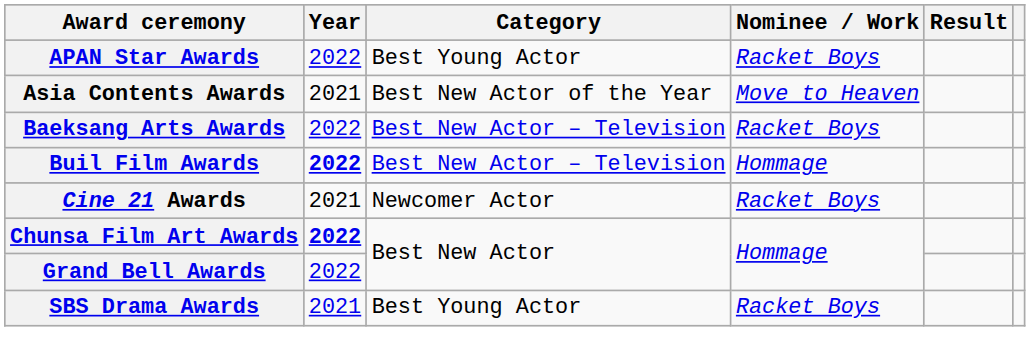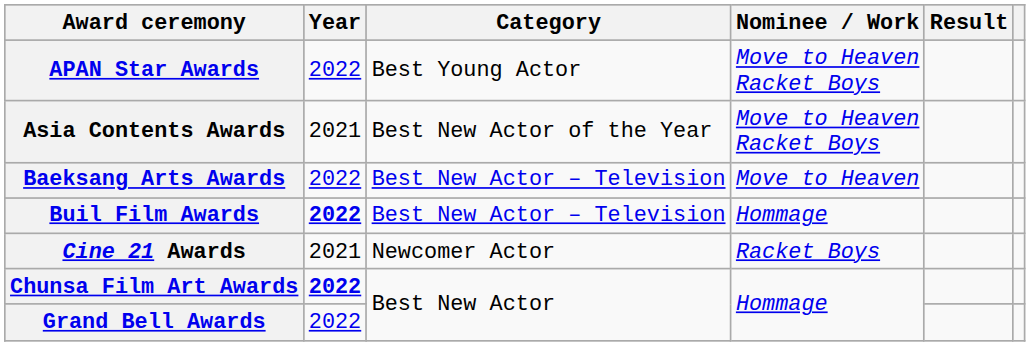(808, 58) Racket Boys -> (828, 71) Move to Heaven Racket Boys
(828, 94) Move to Heaven -> (828, 132) Move to Heaven Racket Boys
(808, 129) Racket Boys -> (828, 180) Move to Heaven
- row: (154, 307)
